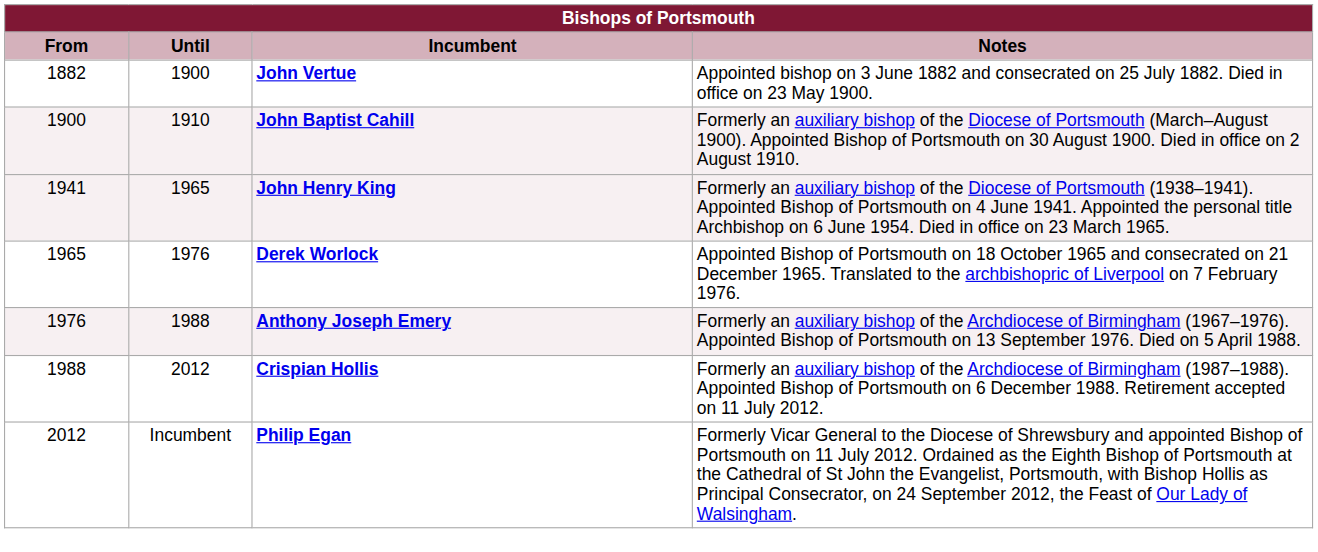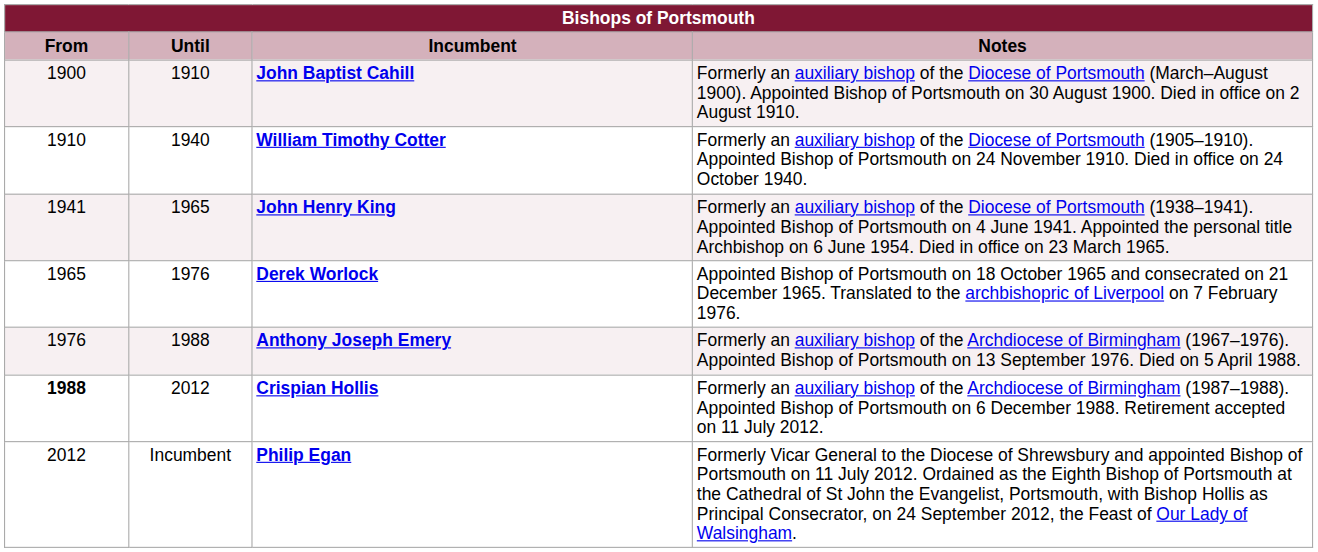- row: (306, 73)
+ row: (351, 140)
(66, 368) normal -> (66, 388) bold
